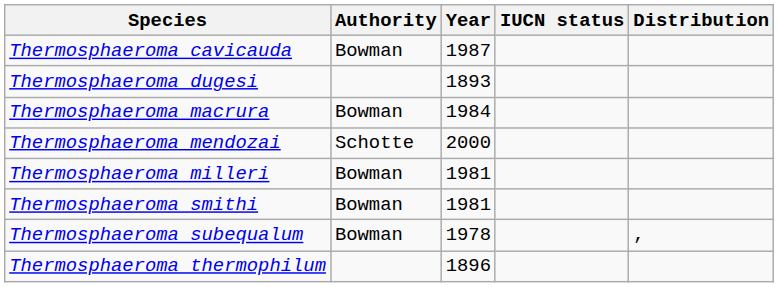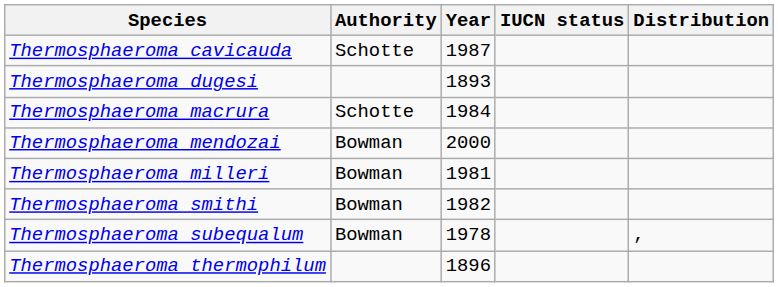(369, 51) Bowman -> (375, 51) Schotte
(369, 112) Bowman -> (375, 112) Schotte
(375, 143) Schotte -> (369, 143) Bowman
(468, 204) 1981 -> (468, 204) 1982
